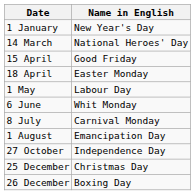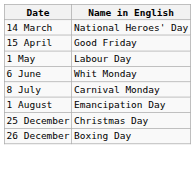- row: (32, 28)
- row: (29, 74)
- row: (35, 151)
